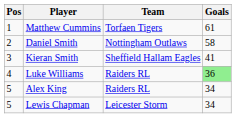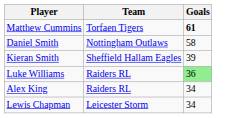- column: (14, 12)
(210, 27) normal -> (191, 27) bold
(210, 58) 41 -> (191, 58) 39
